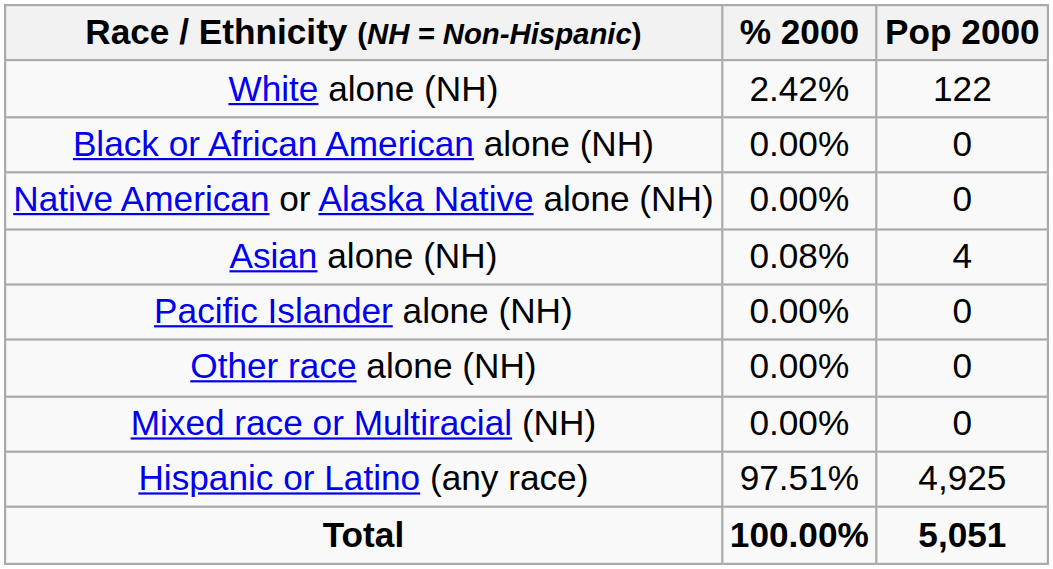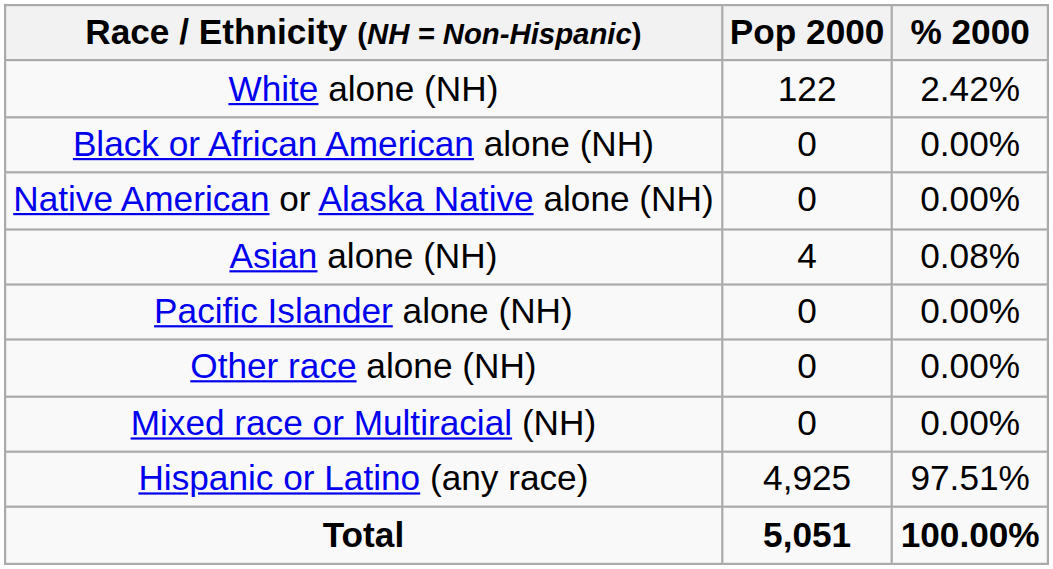columns swapped: (962, 32) <-> (799, 32)
